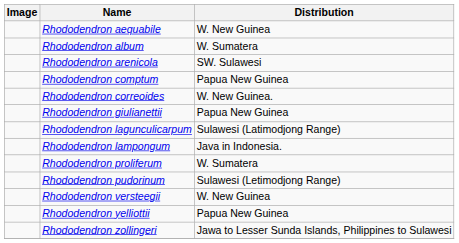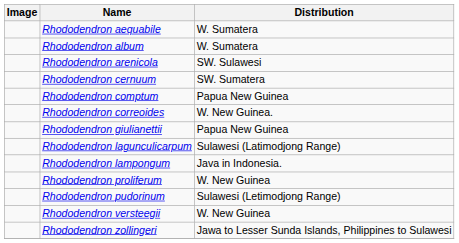(233, 29) W. New Guinea -> (227, 29) W. Sumatera
+ row: (99, 79)
(227, 163) W. Sumatera -> (233, 180) W. New Guinea
- row: (96, 213)
